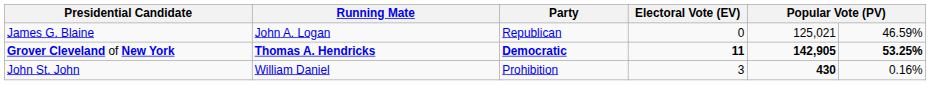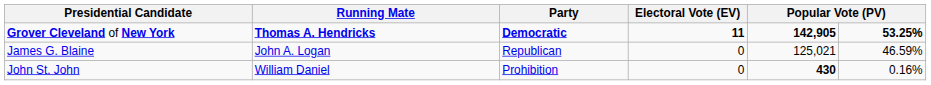rows swapped: (91, 51) <-> (51, 32)
(741, 70) 3 -> (741, 70) 0
